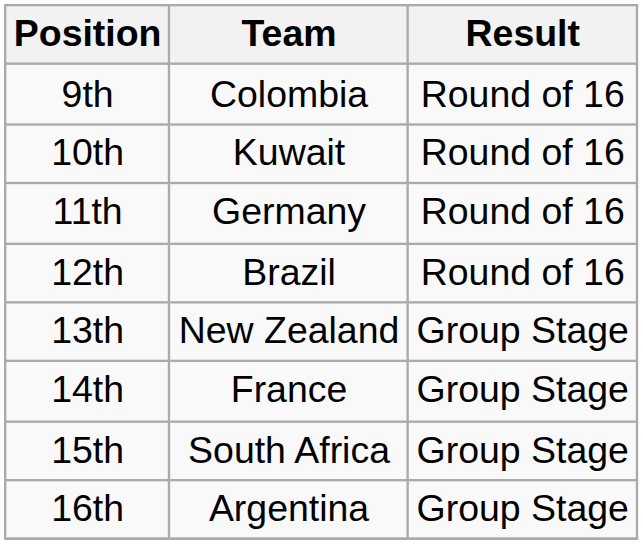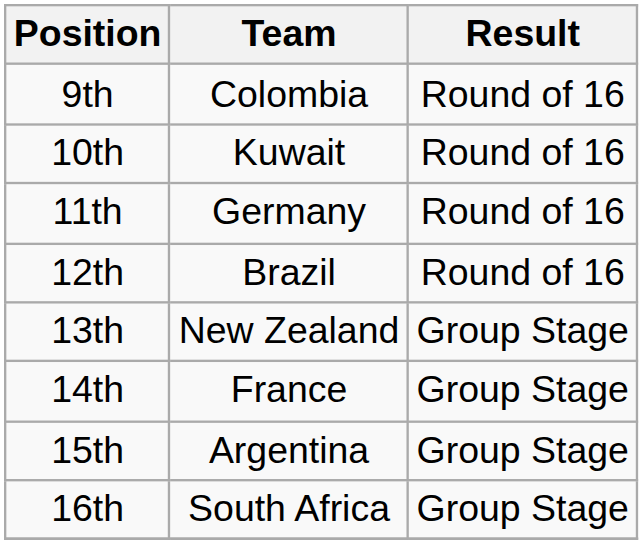(289, 449) South Africa -> (289, 449) Argentina
(289, 509) Argentina -> (289, 509) South Africa
